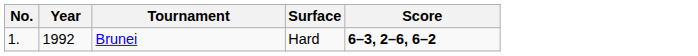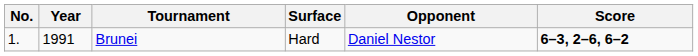+ column: (441, 15)
(58, 39) 1992 -> (58, 39) 1991
